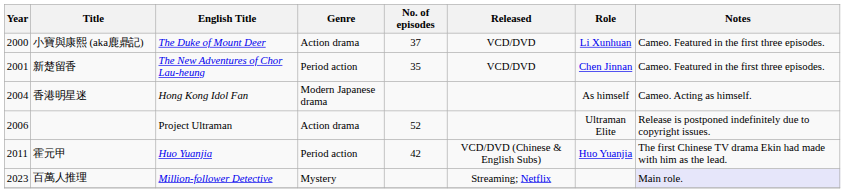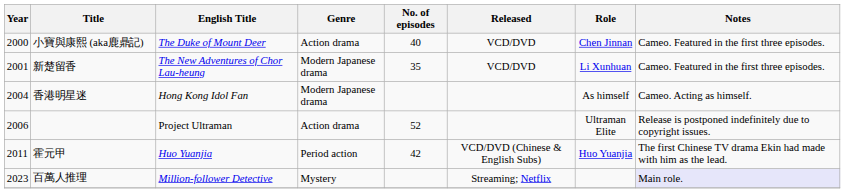(416, 43) 37 -> (416, 43) 40
(606, 43) Li Xunhuan -> (606, 43) Chen Jinnan
(329, 67) Period action -> (338, 67) Modern Japanese drama
(606, 67) Chen Jinnan -> (606, 67) Li Xunhuan
